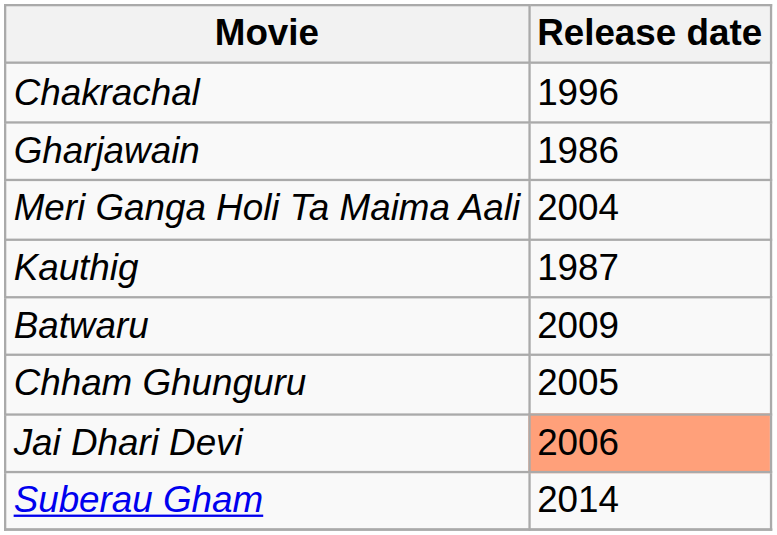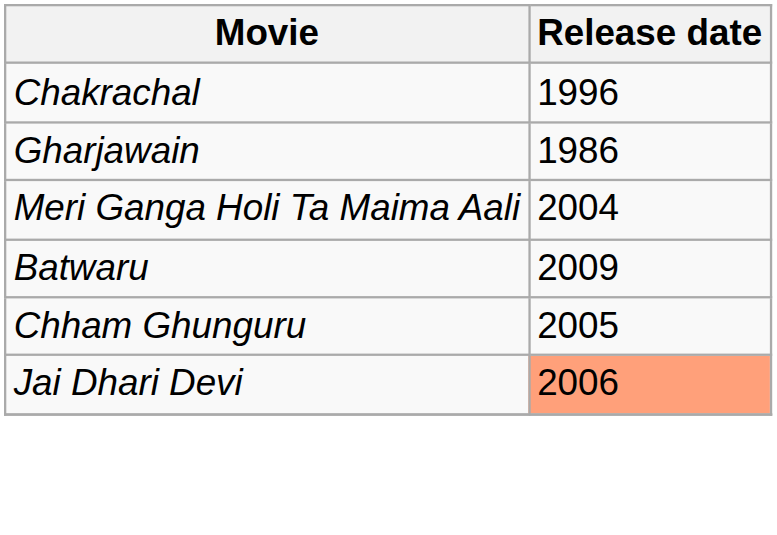- row: (76, 267)
- row: (138, 500)
